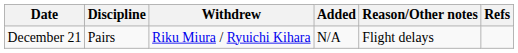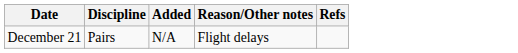- column: (231, 15)
